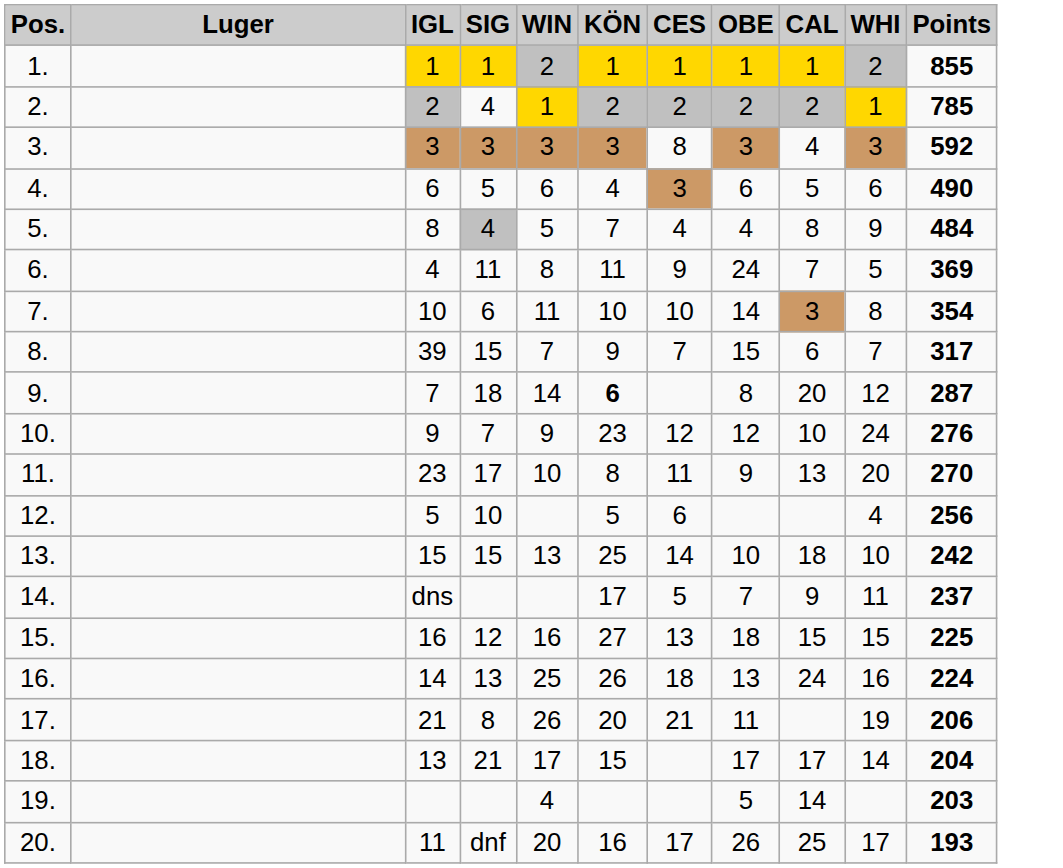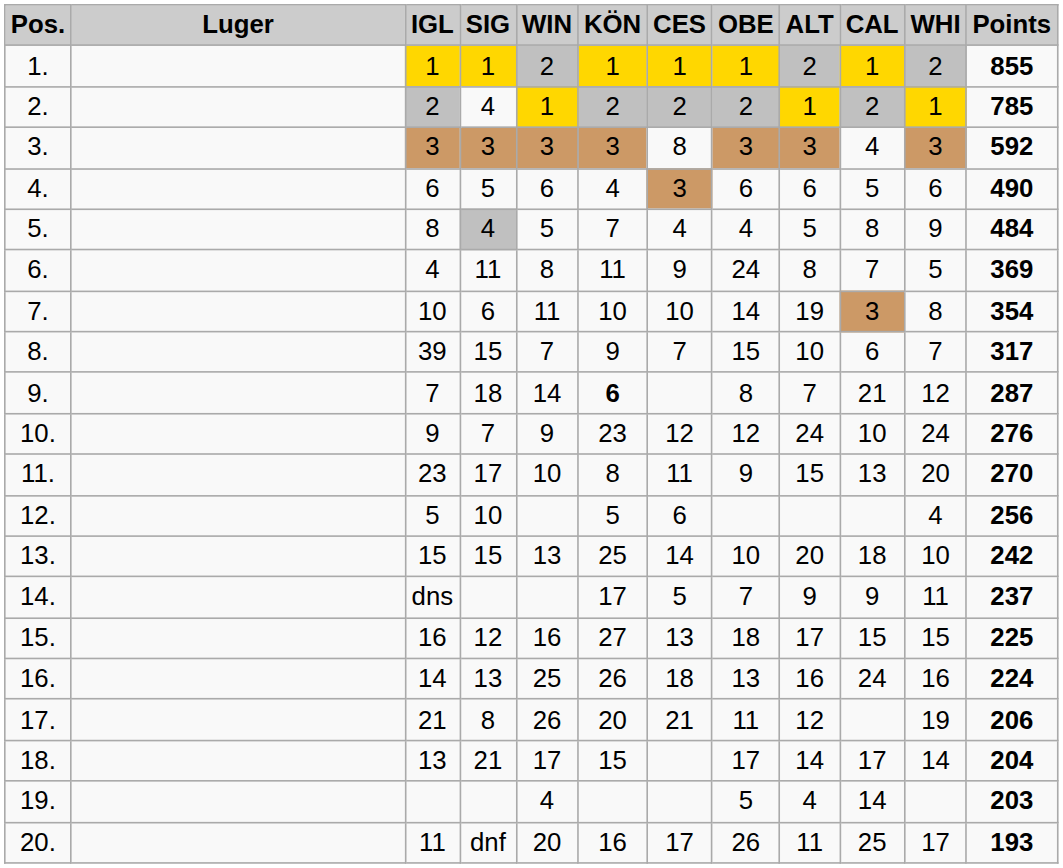+ column: (810, 24)
(812, 392) 20 -> (872, 392) 21
